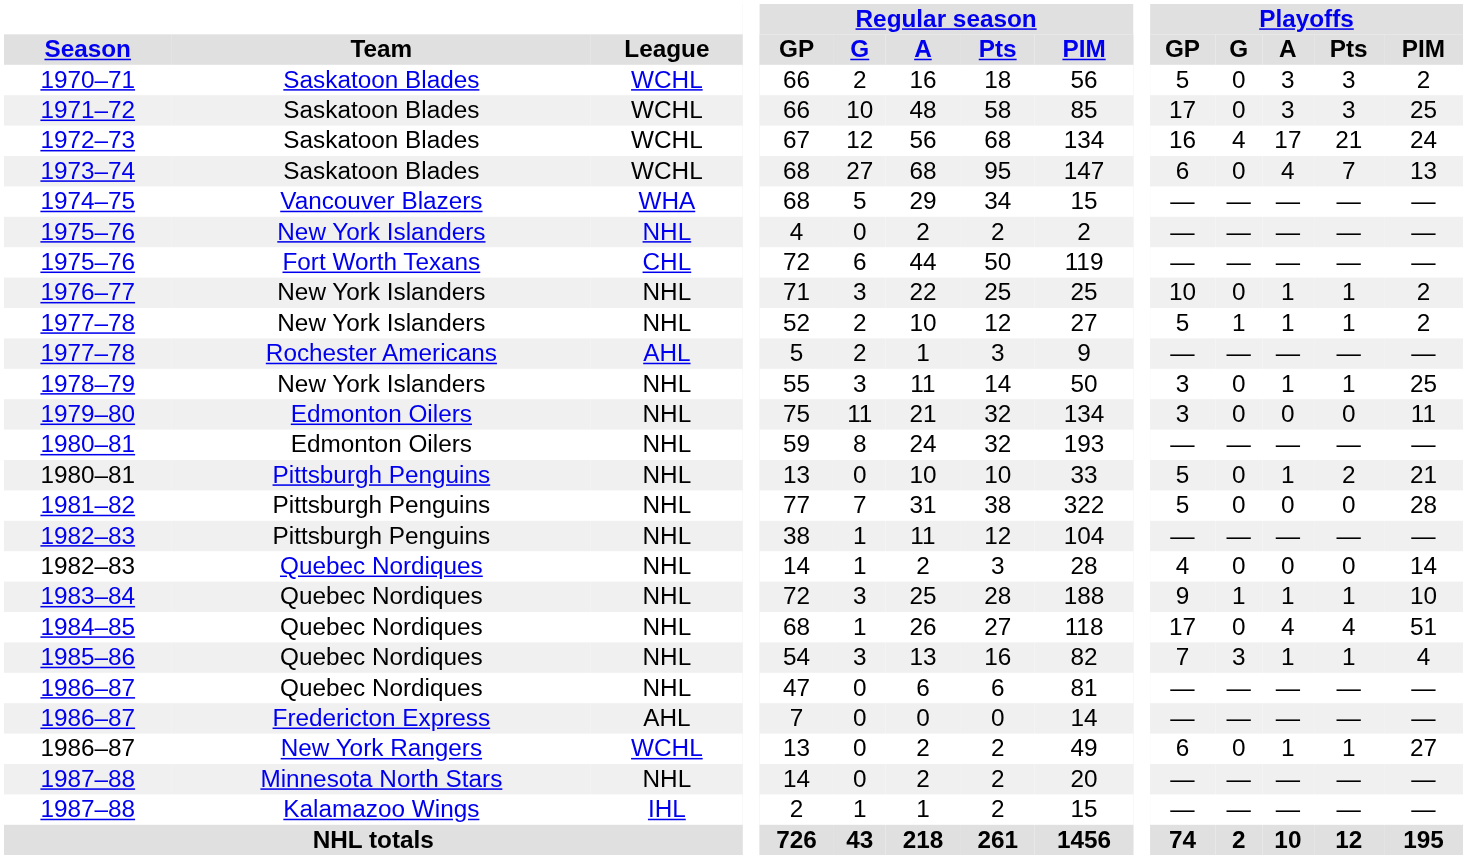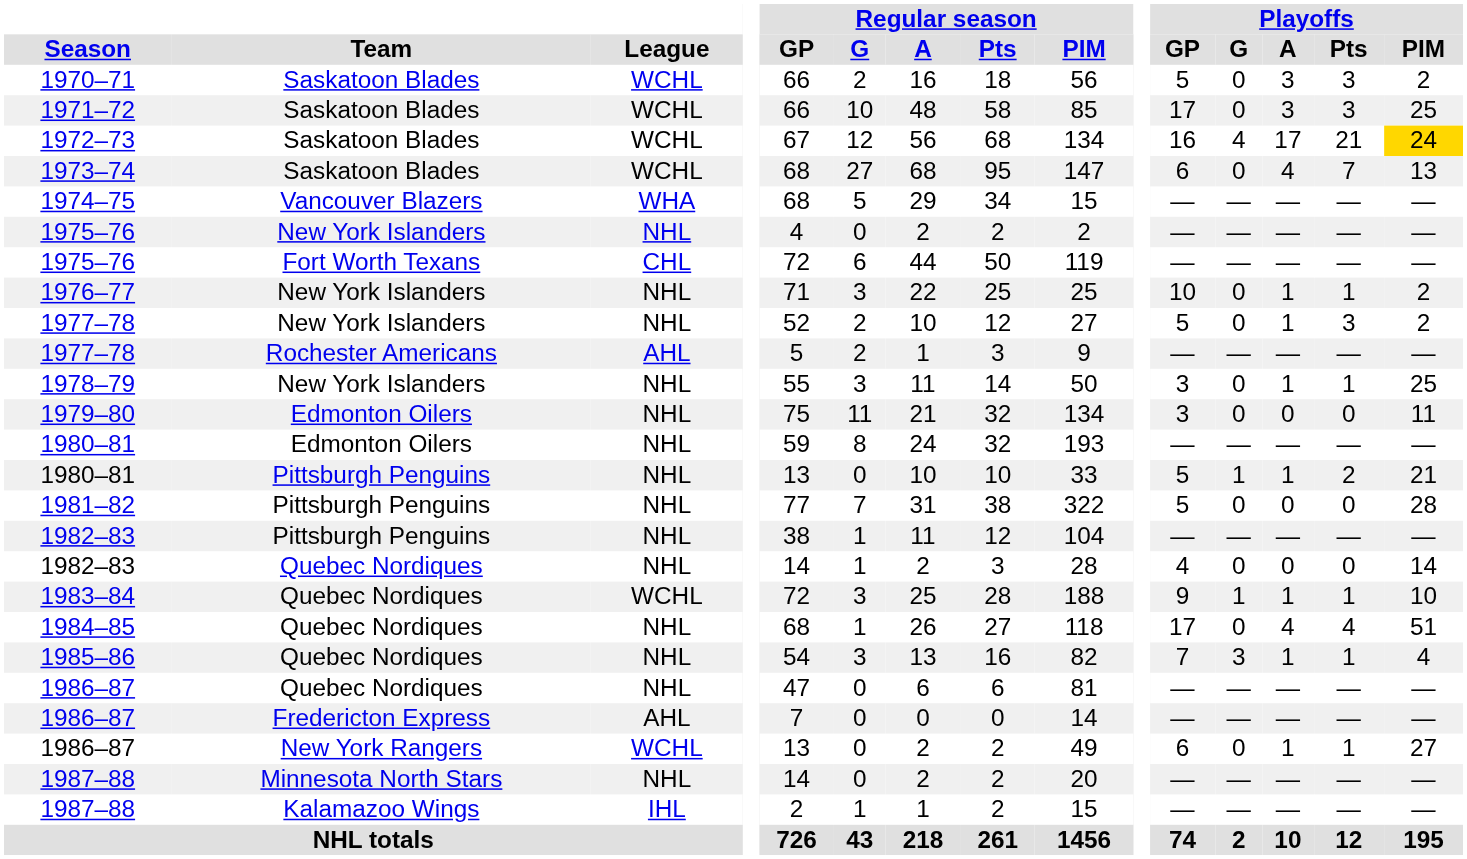(1423, 140) no background -> (1423, 140) gold background
(1239, 322) 1 -> (1239, 322) 0
(1349, 322) 1 -> (1349, 322) 3
(1239, 474) 0 -> (1239, 474) 1
(667, 596) NHL -> (667, 596) WCHL
